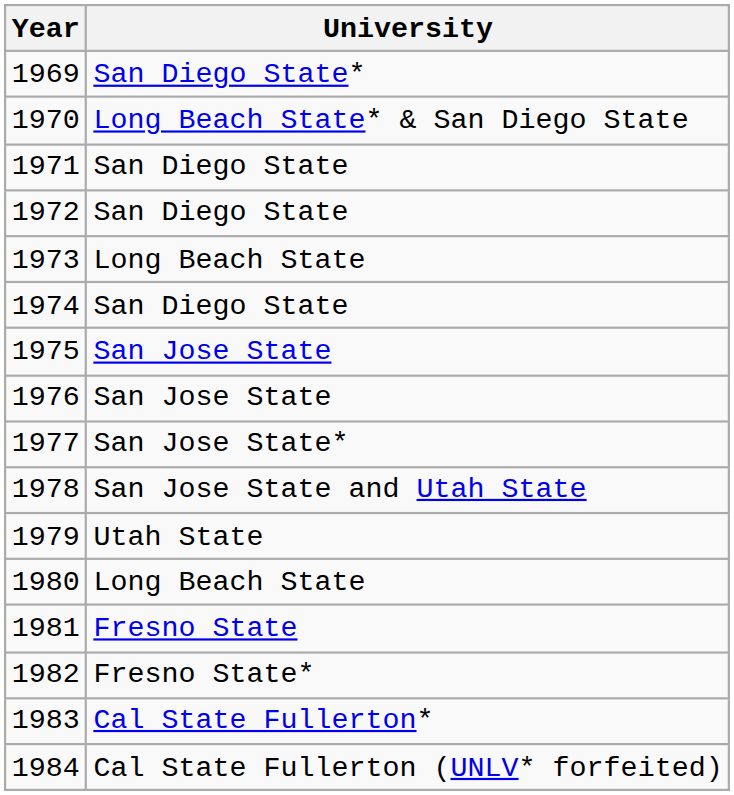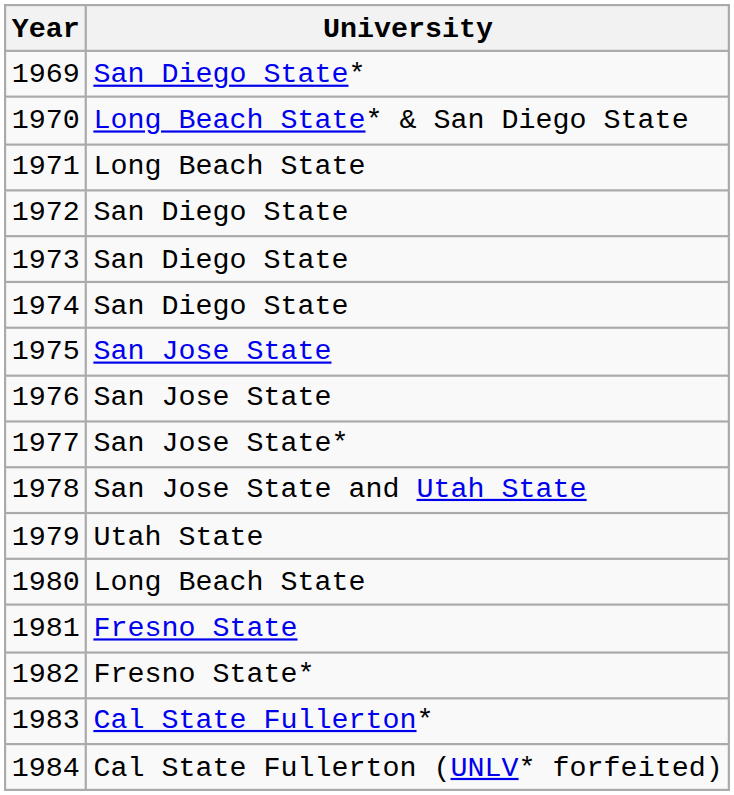(221, 167) San Diego State -> (229, 167) Long Beach State
(229, 259) Long Beach State -> (221, 259) San Diego State
